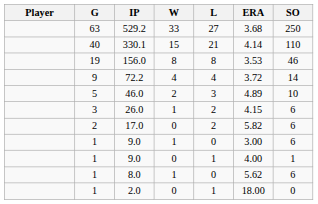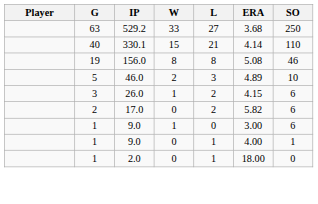(253, 61) 3.53 -> (253, 61) 5.08
- row: (134, 77)
- row: (134, 175)
